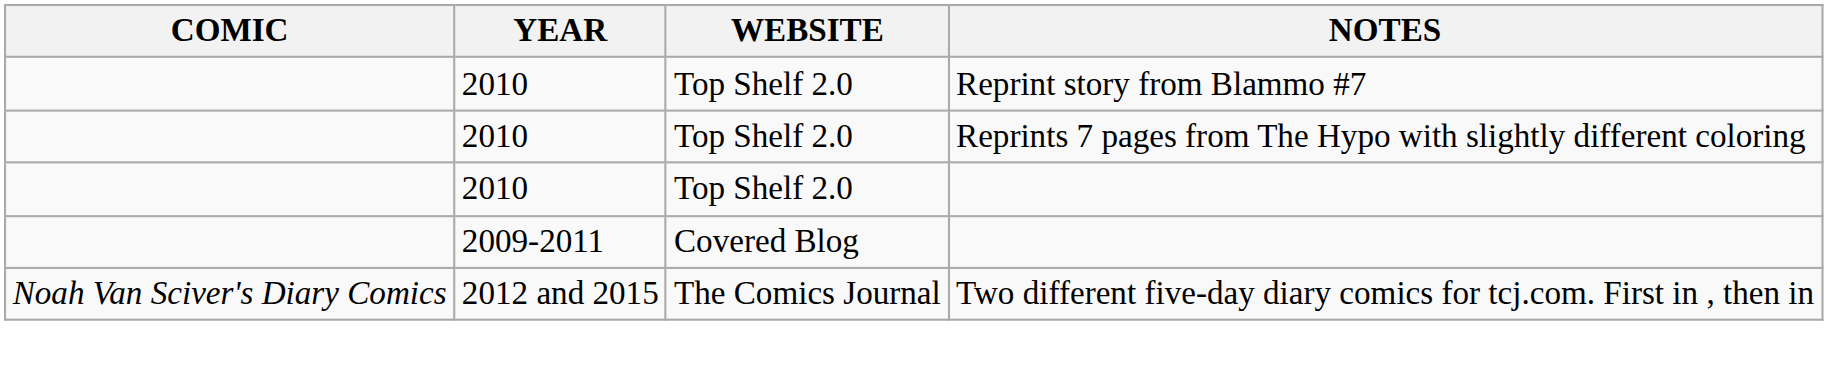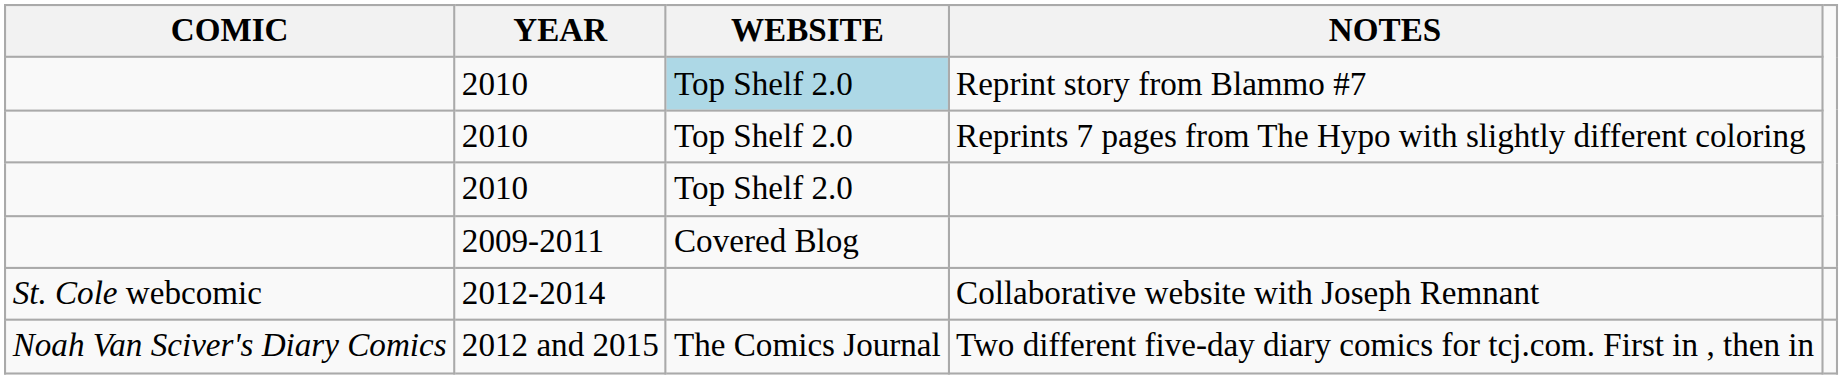(763, 83) no background -> (763, 83) lightblue background
+ row: (534, 293)
